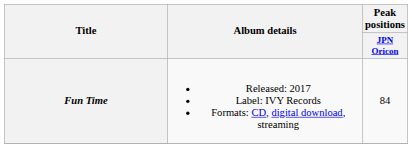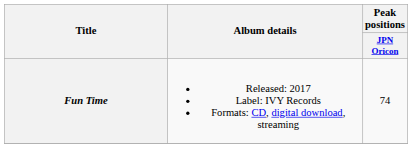(385, 101) 84 -> (385, 101) 74
